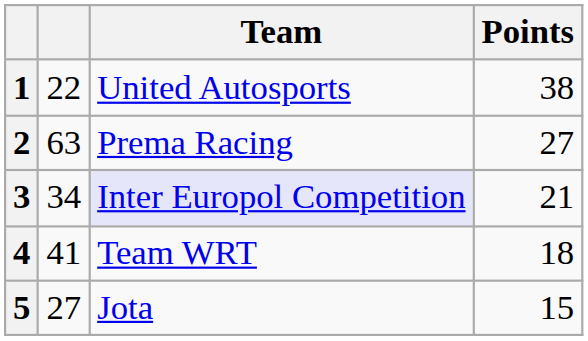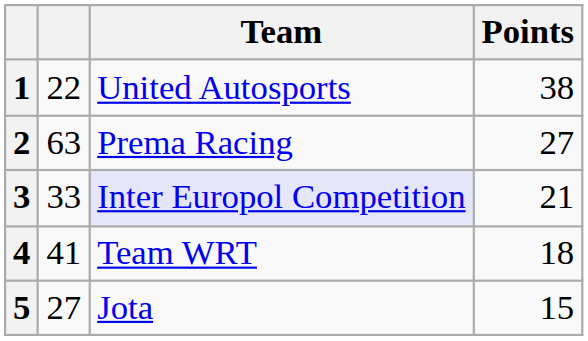(64, 197) 34 -> (64, 197) 33
